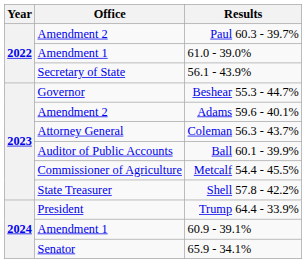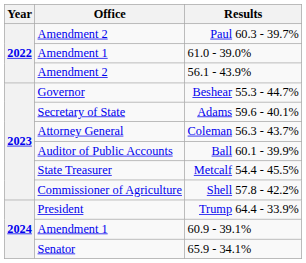(81, 72) Secretary of State -> (73, 72) Amendment 2
(73, 111) Amendment 2 -> (81, 111) Secretary of State
(110, 170) Commissioner of Agriculture -> (75, 170) State Treasurer
(75, 190) State Treasurer -> (110, 190) Commissioner of Agriculture
